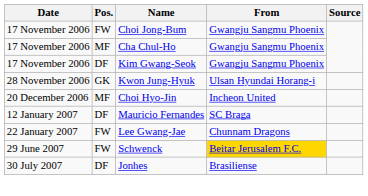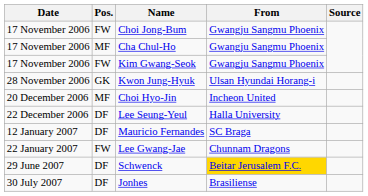(101, 64) DF -> (103, 64) FW
+ row: (153, 115)
(103, 149) FW -> (101, 166) DF
